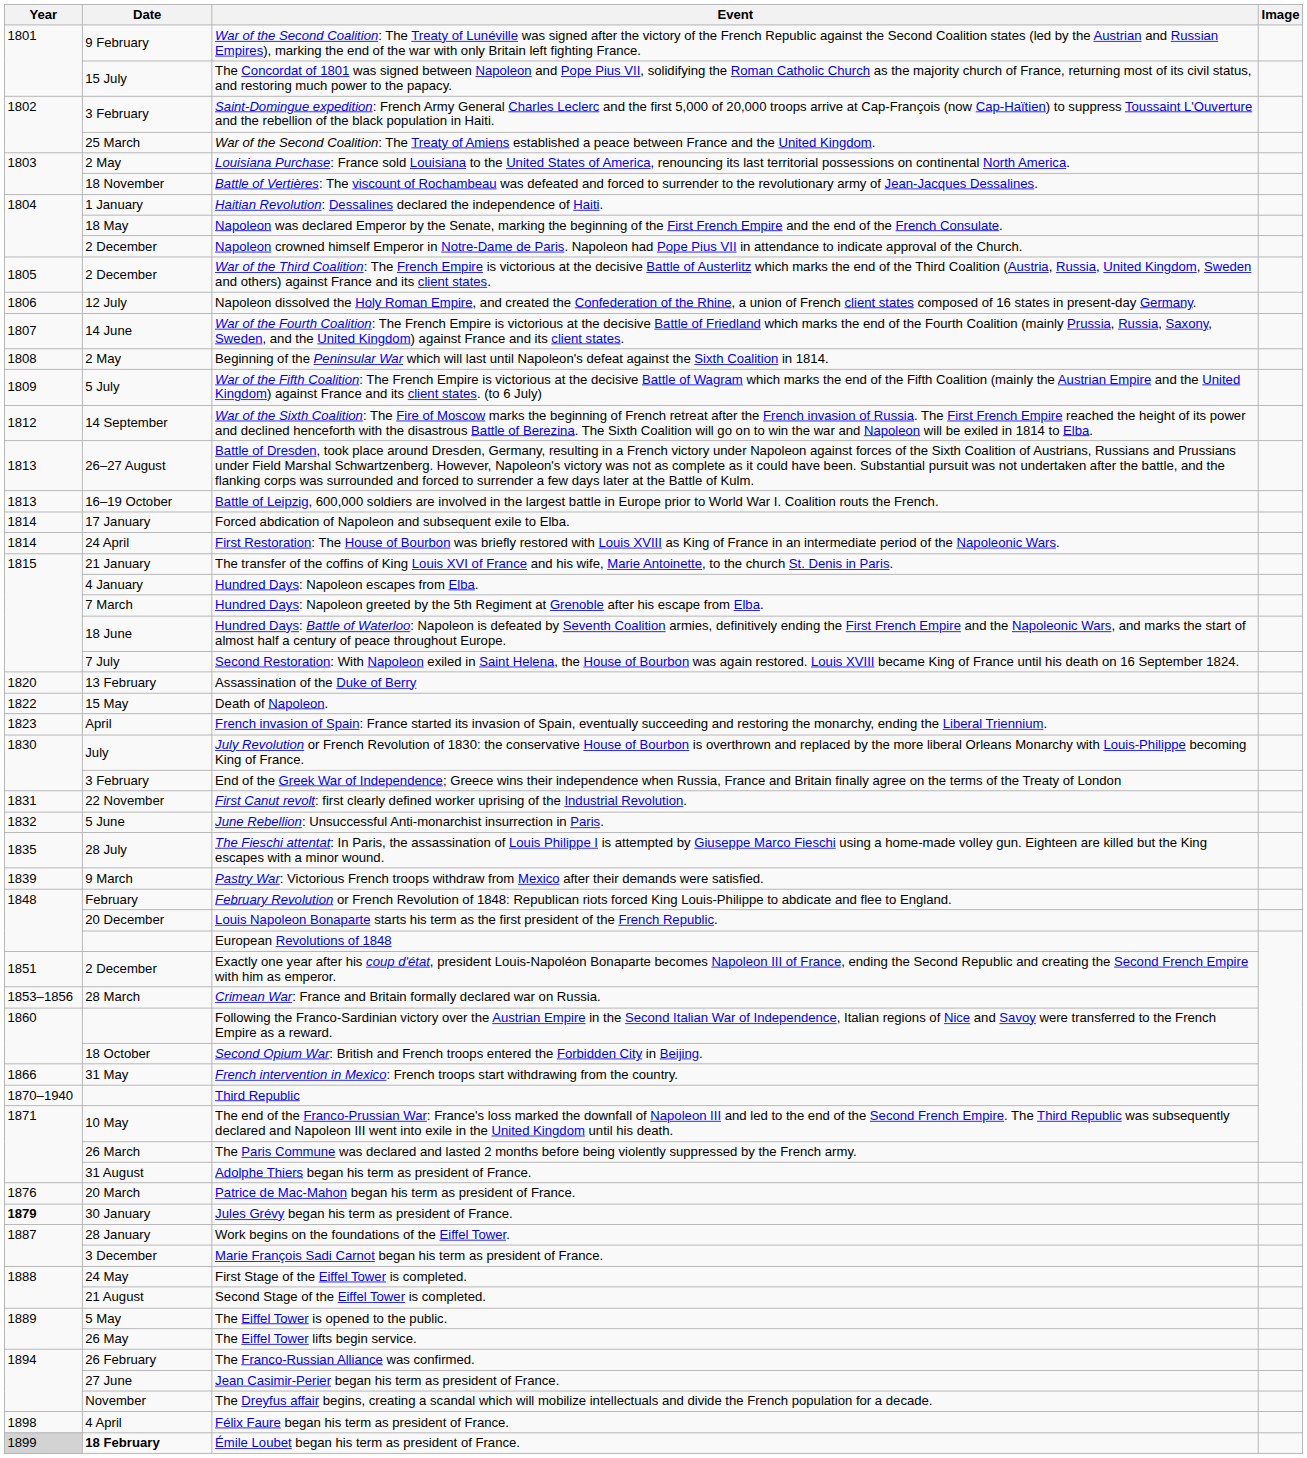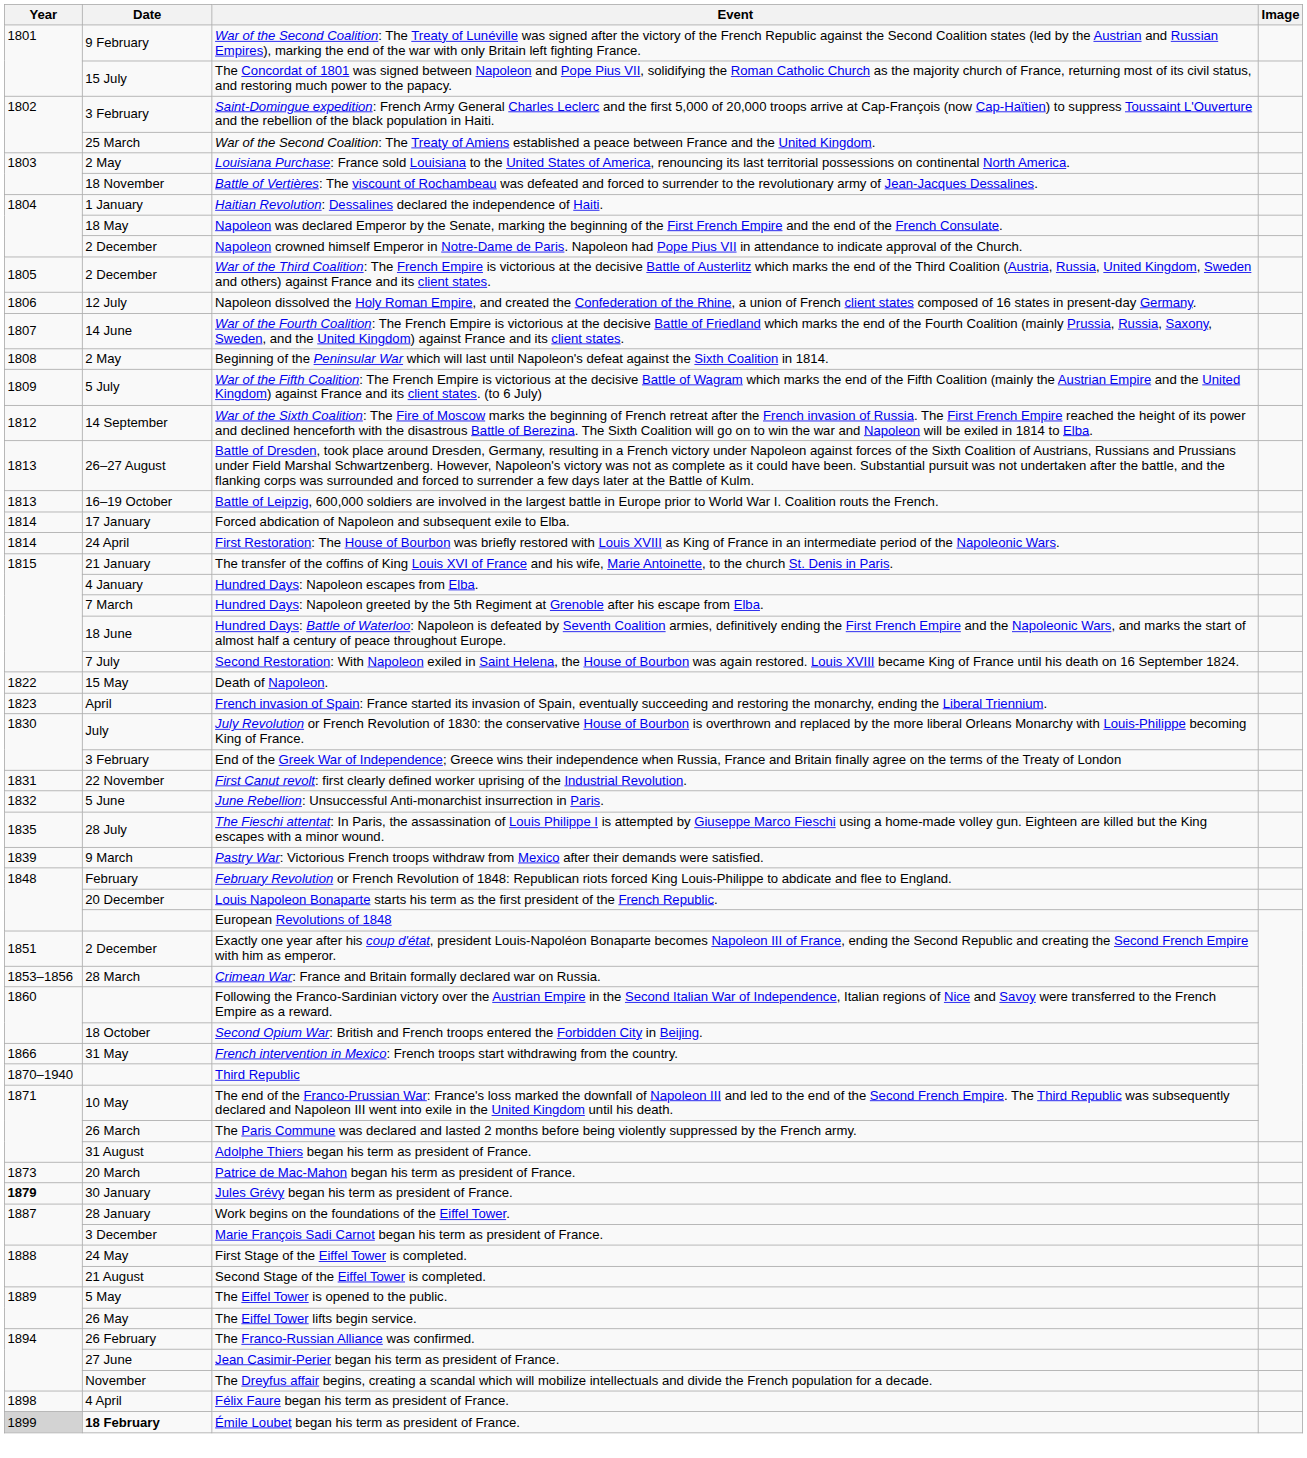- row: (316, 682)
(22, 1193) 1876 -> (22, 1172) 1873
